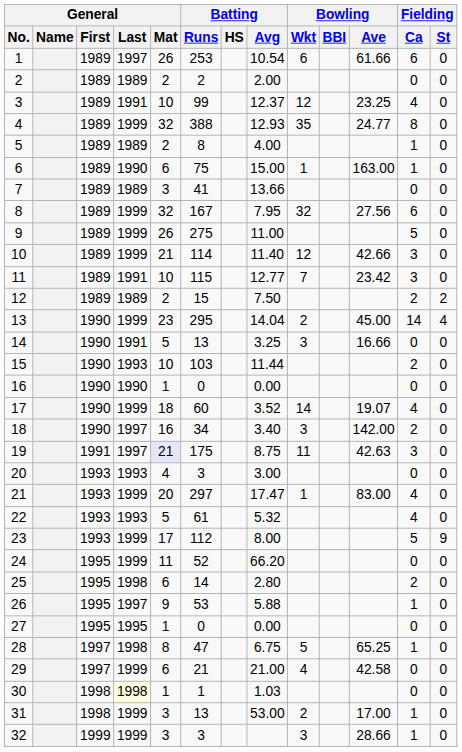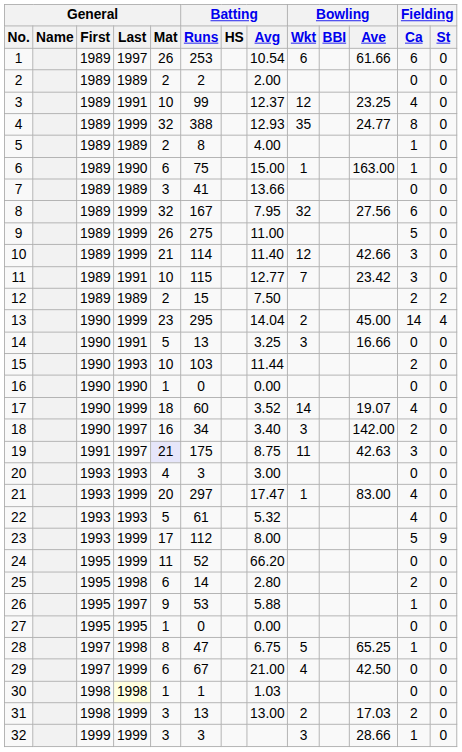(201, 670) 21 -> (201, 670) 67
(374, 670) 42.58 -> (374, 670) 42.50
(267, 713) 53.00 -> (267, 713) 13.00
(374, 713) 17.00 -> (374, 713) 17.03
(414, 713) 1 -> (414, 713) 2
